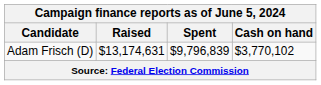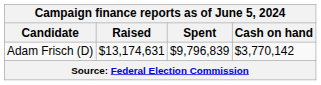(264, 51) $3,770,102 -> (264, 51) $3,770,142
